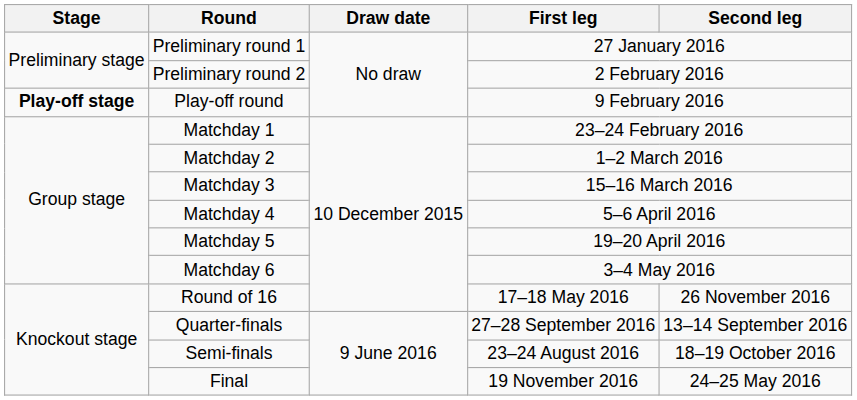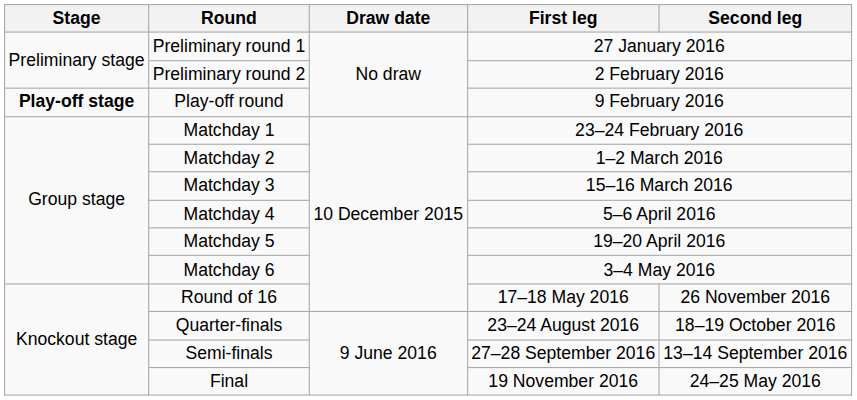(563, 325) 27–28 September 2016 -> (563, 325) 23–24 August 2016
(755, 325) 13–14 September 2016 -> (755, 325) 18–19 October 2016
(563, 353) 23–24 August 2016 -> (563, 353) 27–28 September 2016
(755, 353) 18–19 October 2016 -> (755, 353) 13–14 September 2016
